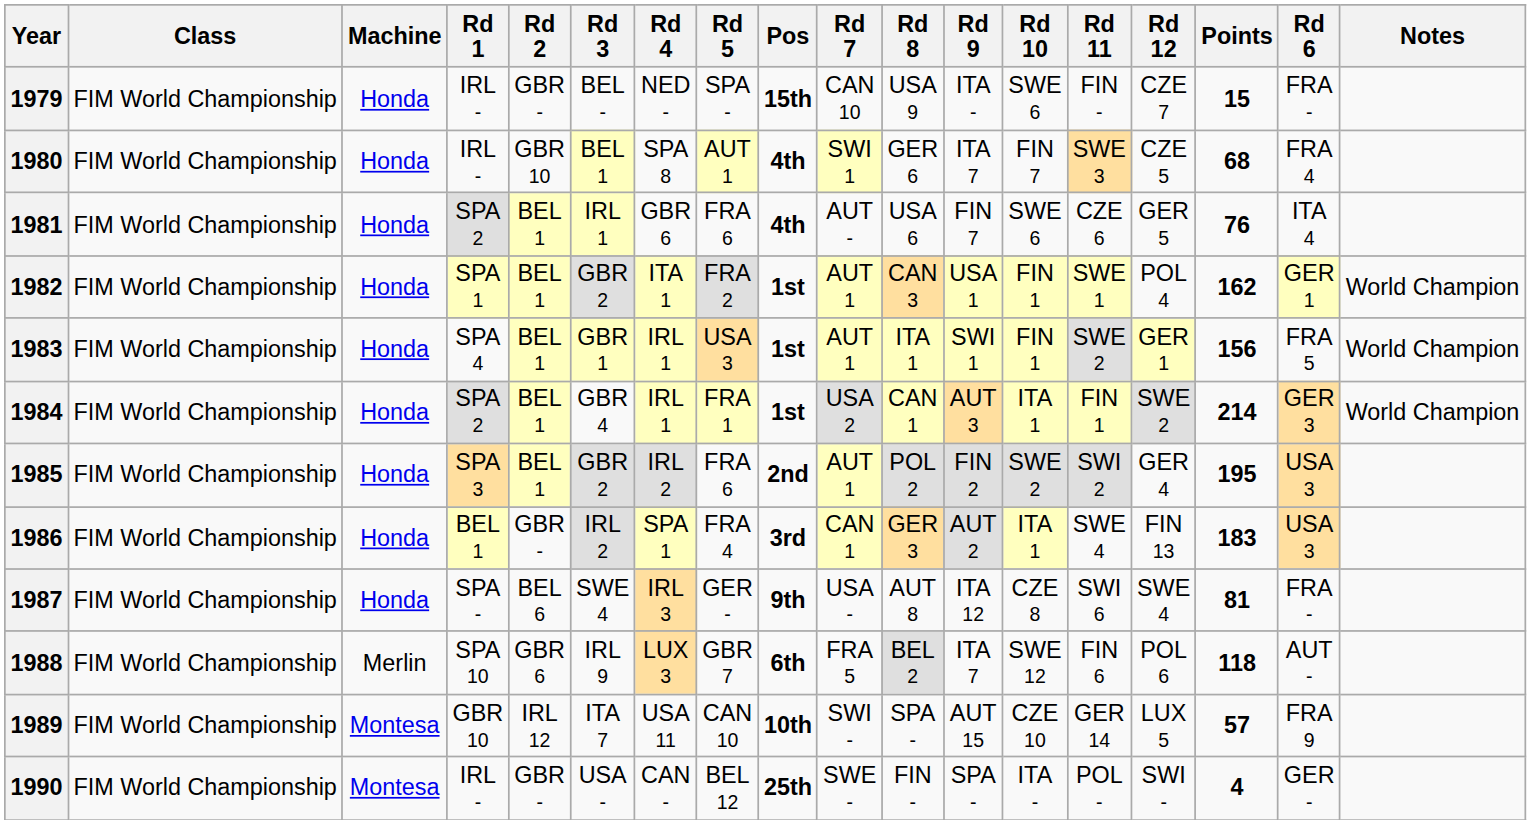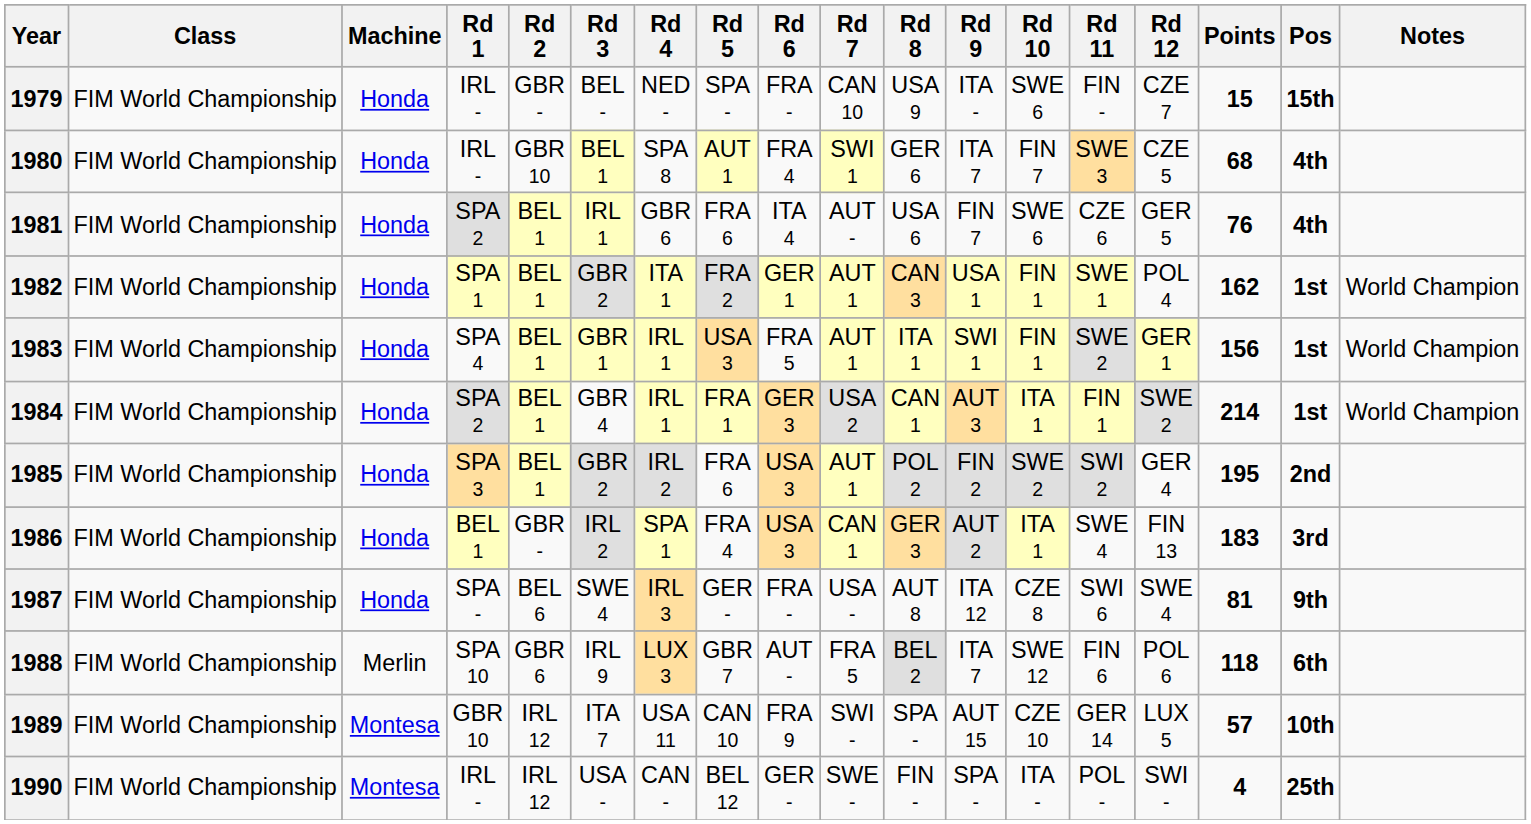columns swapped: (1309, 36) <-> (788, 36)
(540, 787) GBR - -> (540, 787) IRL 12
